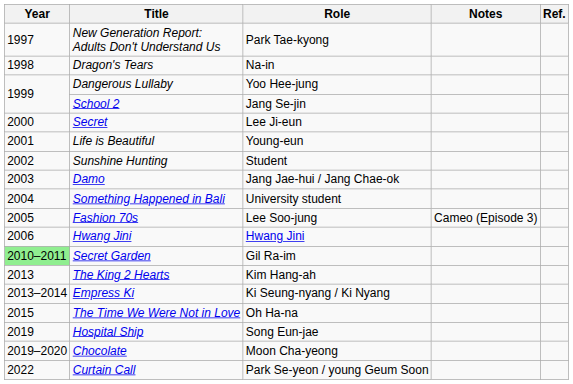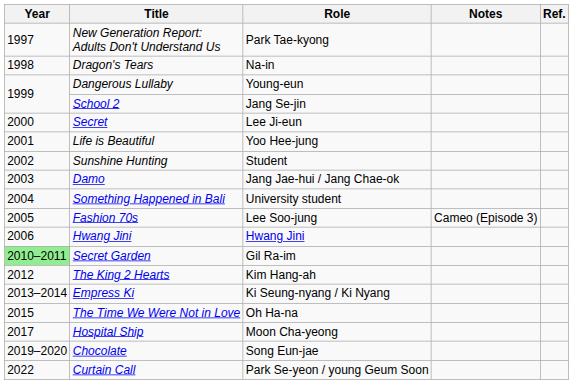(282, 84) Yoo Hee-jung -> (275, 84) Young-eun
(275, 141) Young-eun -> (282, 141) Yoo Hee-jung
(20, 274) 2013 -> (20, 274) 2012
(20, 332) 2019 -> (20, 332) 2017
(282, 332) Song Eun-jae -> (292, 332) Moon Cha-yeong
(292, 351) Moon Cha-yeong -> (282, 351) Song Eun-jae
